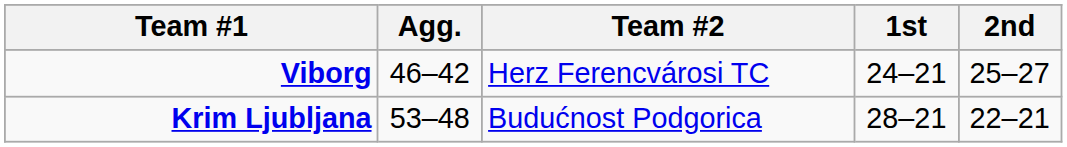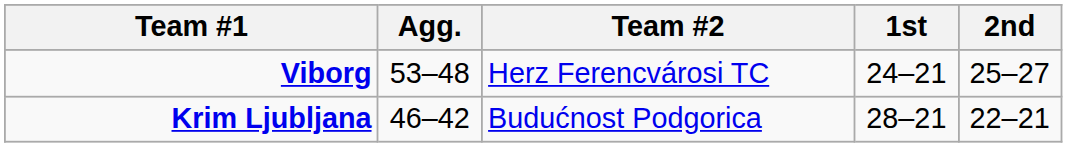(430, 73) 46–42 -> (430, 73) 53–48
(430, 118) 53–48 -> (430, 118) 46–42
